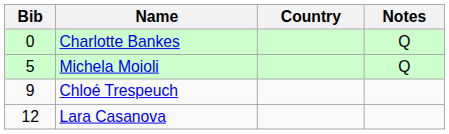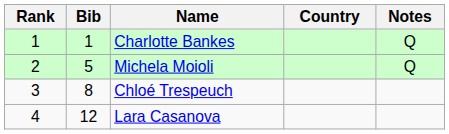+ column: (35, 16)
(30, 41) 0 -> (89, 41) 1
(30, 91) 9 -> (89, 91) 8
